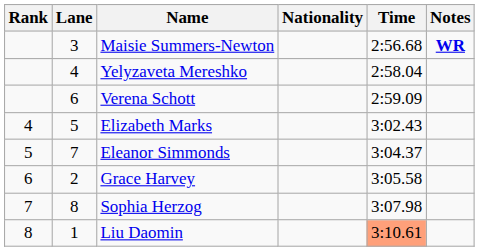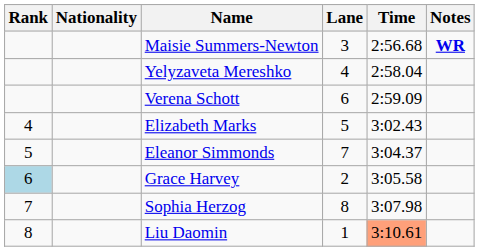columns swapped: (74, 17) <-> (323, 17)
(28, 179) no background -> (28, 179) lightblue background
